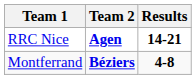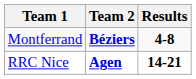rows swapped: (45, 62) <-> (38, 39)
